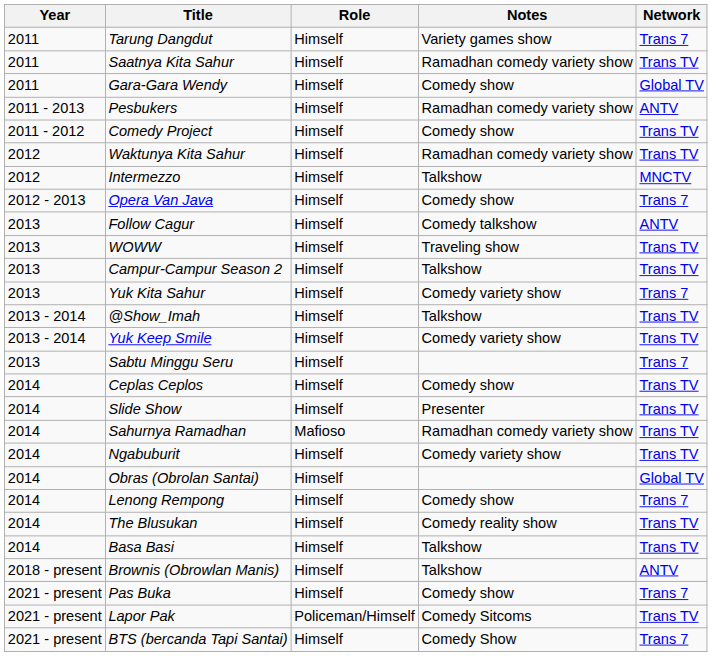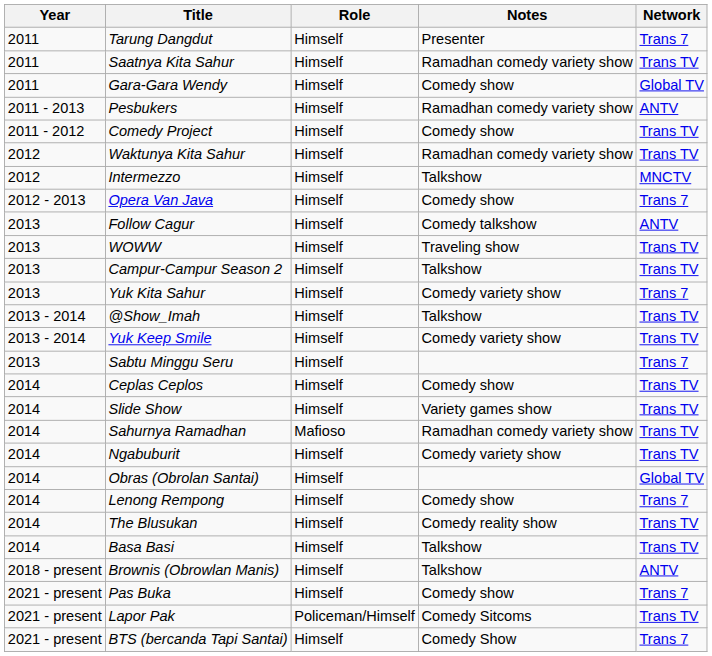(487, 39) Variety games show -> (453, 39) Presenter
(453, 408) Presenter -> (487, 408) Variety games show
